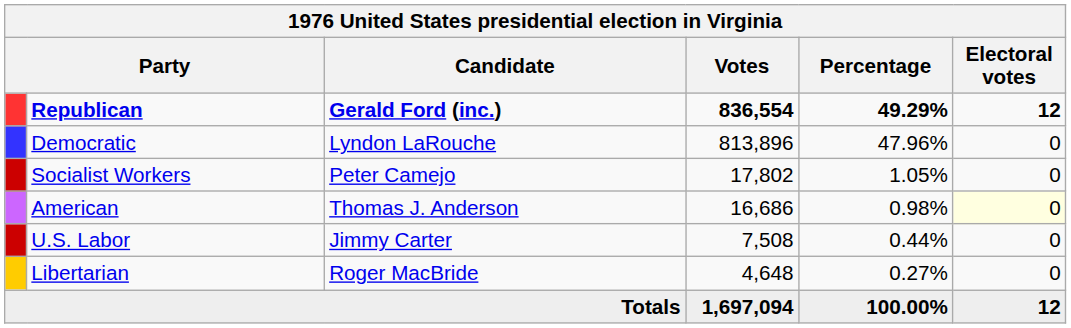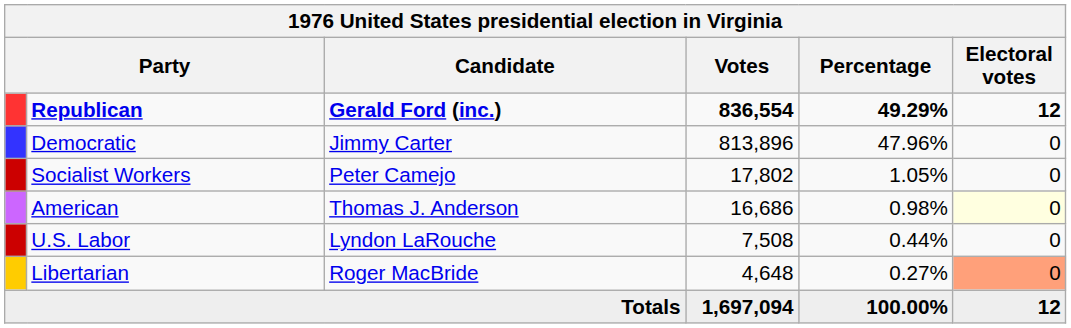(413, 143) Lyndon LaRouche -> (391, 143) Jimmy Carter
(391, 241) Jimmy Carter -> (413, 241) Lyndon LaRouche
(1055, 273) no background -> (1055, 273) lightsalmon background
